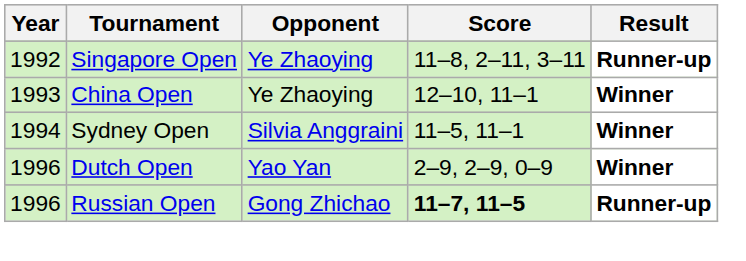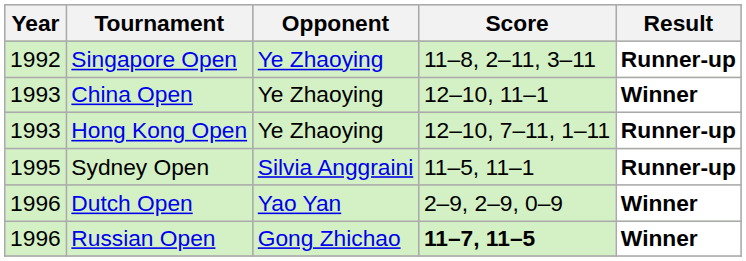+ row: (159, 131)
(35, 131) 1994 -> (35, 167) 1995
(635, 131) Winner -> (678, 167) Runner-up
(654, 203) Runner-up -> (659, 239) Winner
